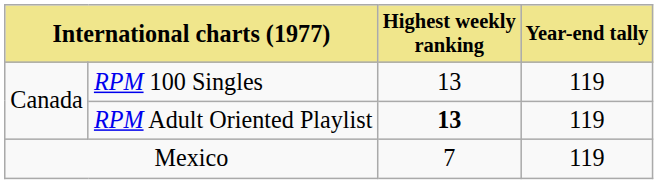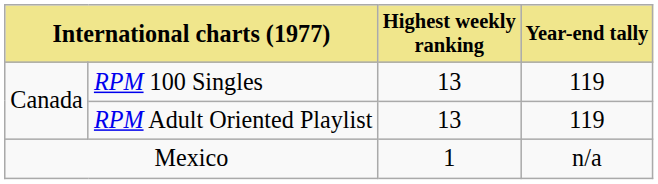(449, 120) bold -> (449, 120) normal
(449, 158) 7 -> (449, 158) 1
(587, 158) 119 -> (587, 158) n/a
